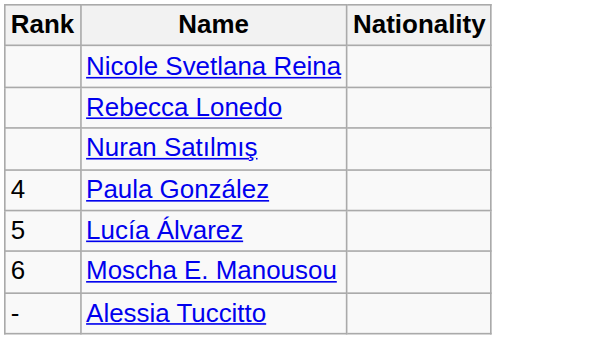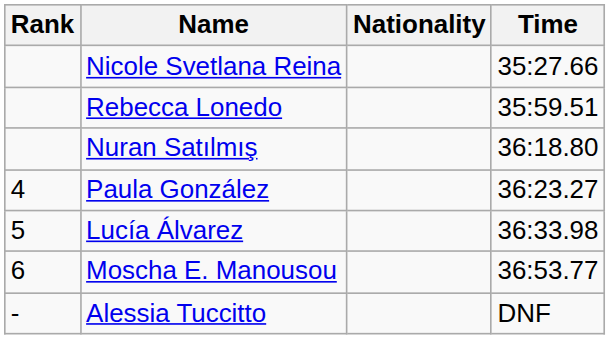+ column: (548, 25)
